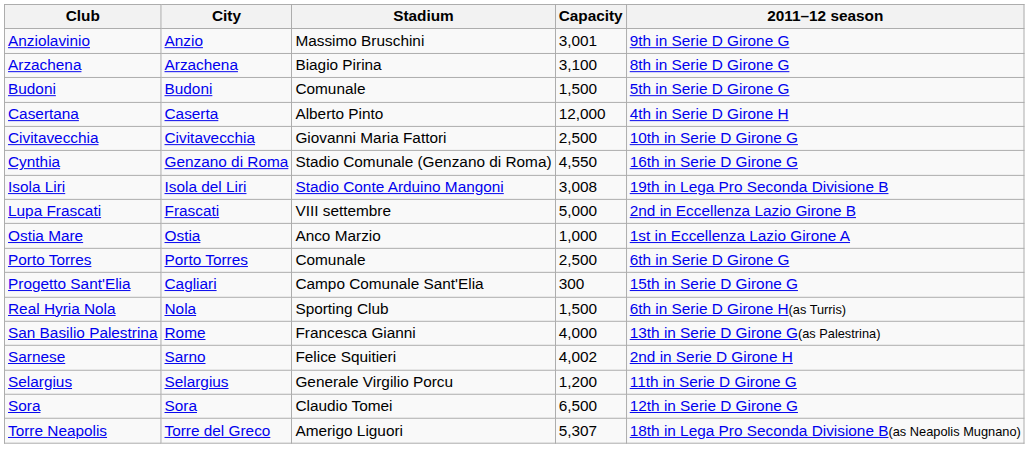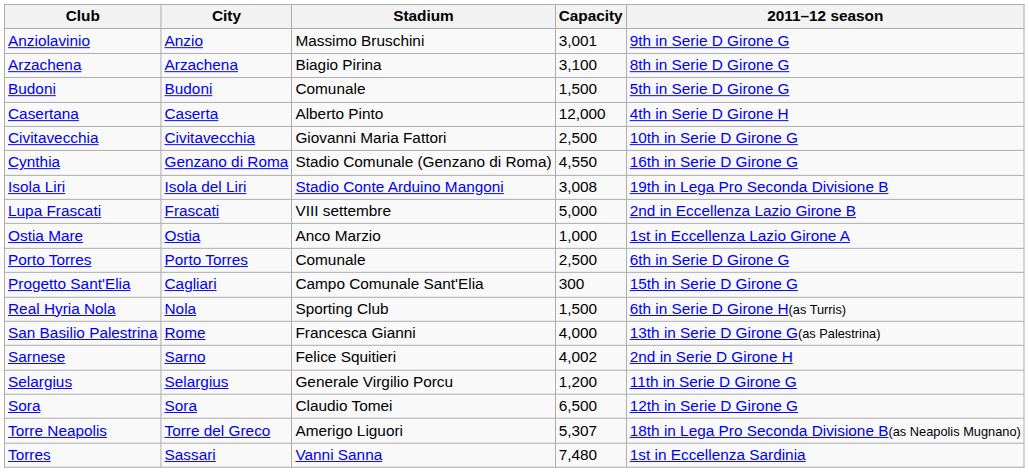+ row: (29, 455)
